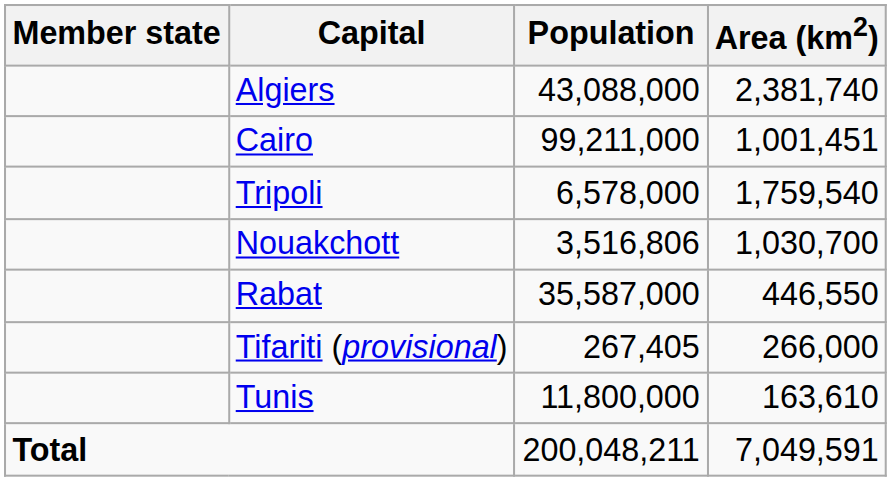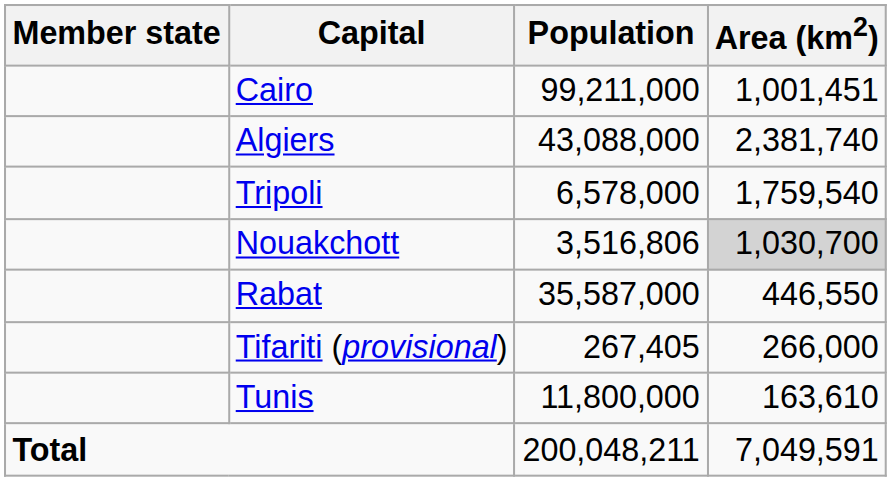rows swapped: (285, 90) <-> (274, 141)
(807, 243) no background -> (807, 243) lightgrey background
